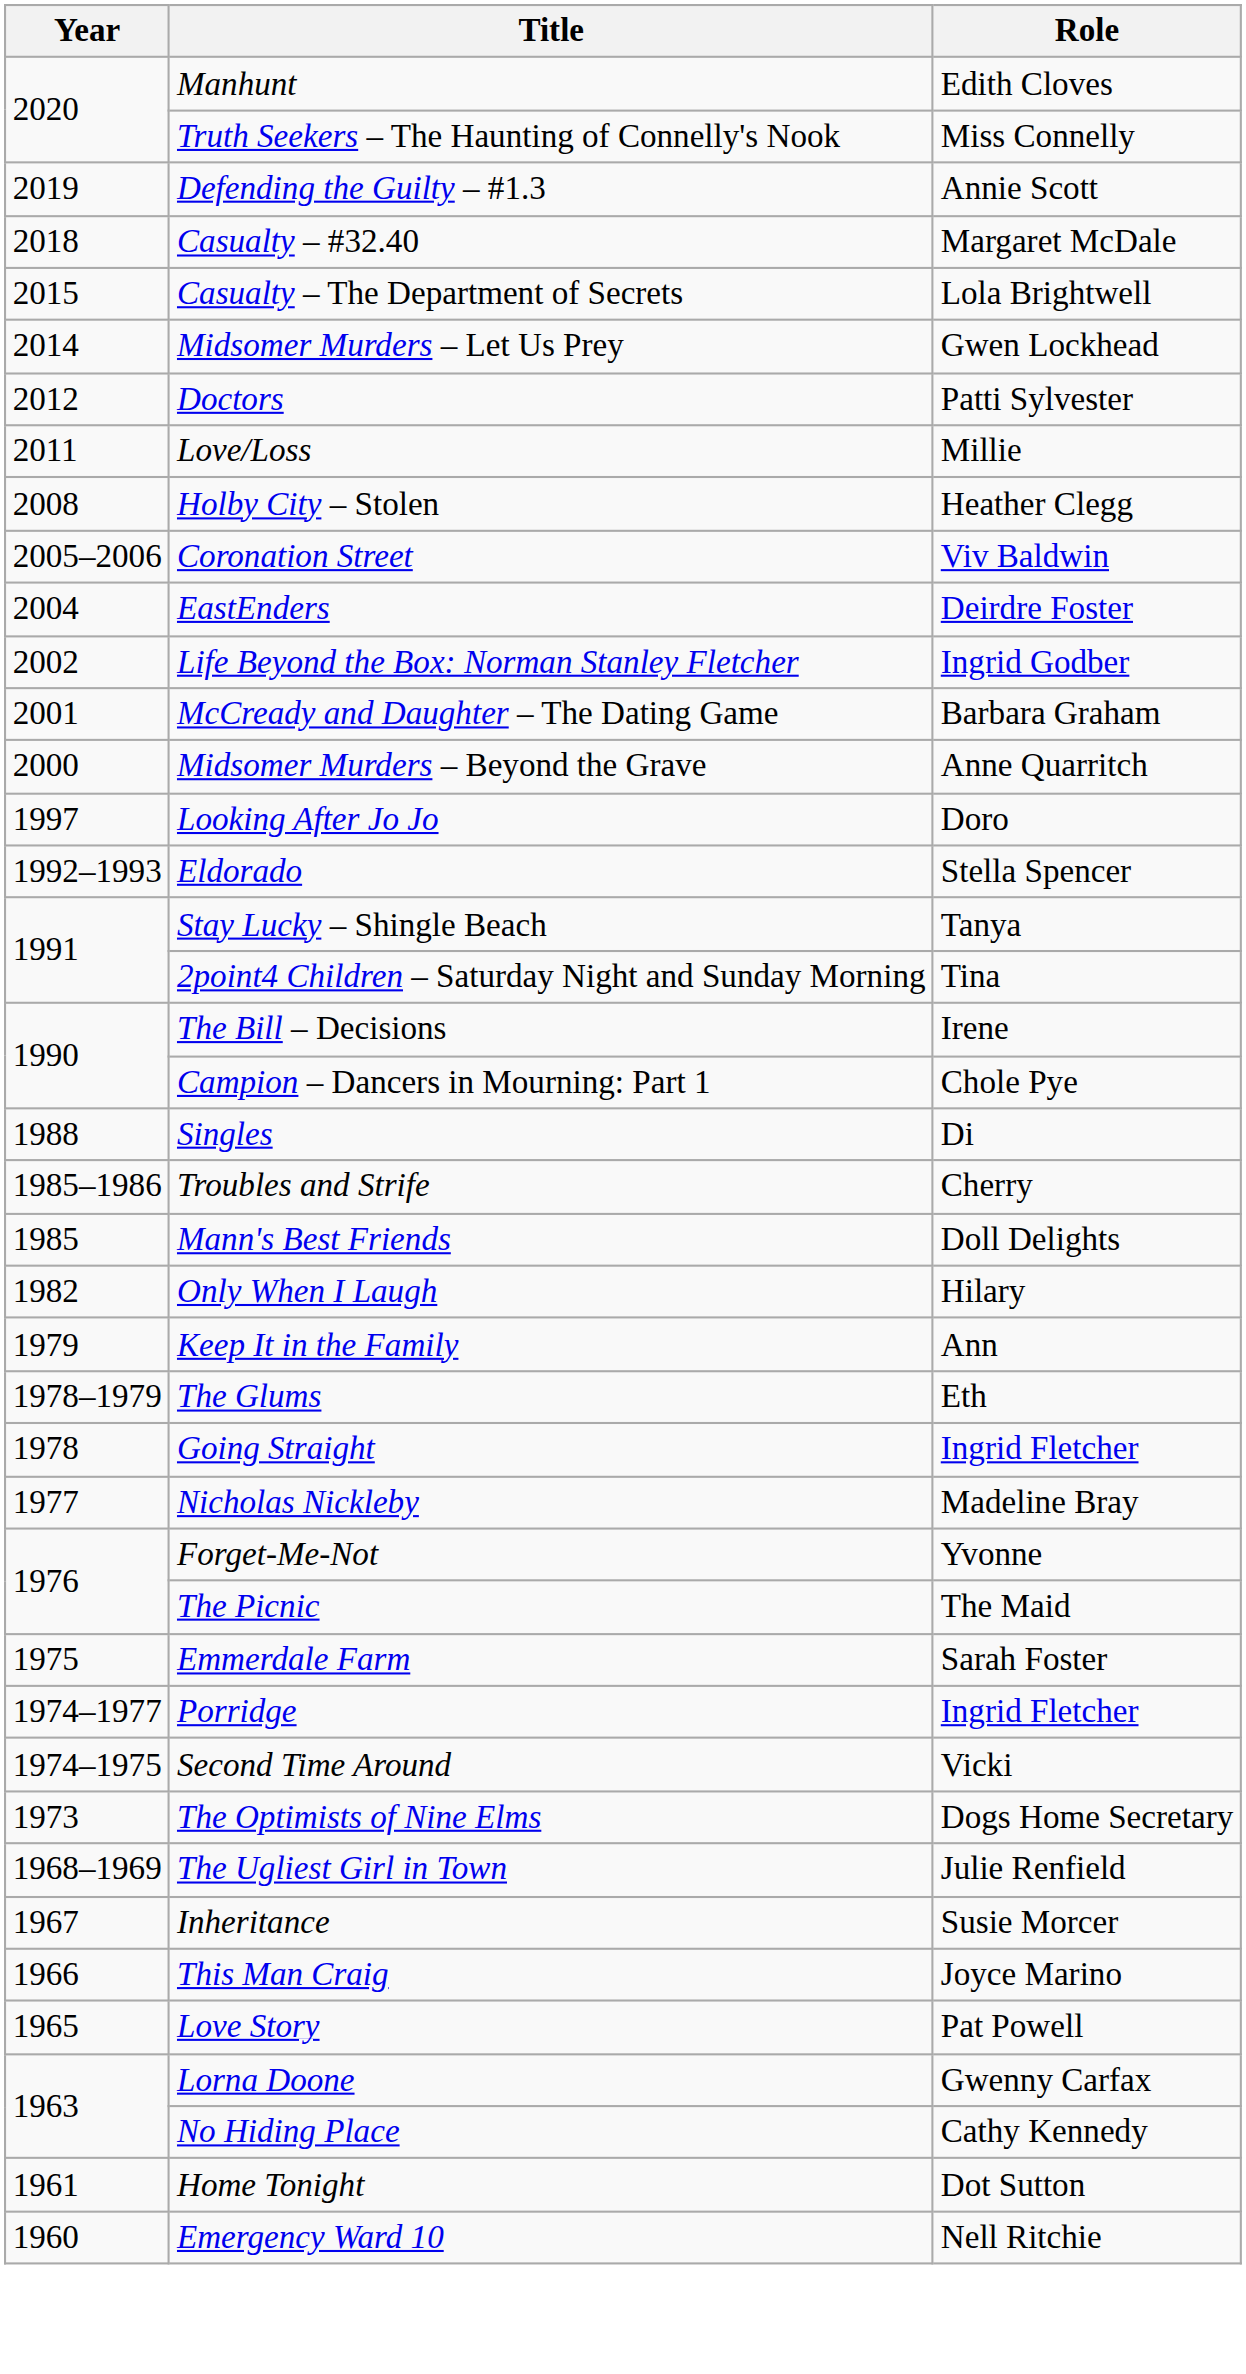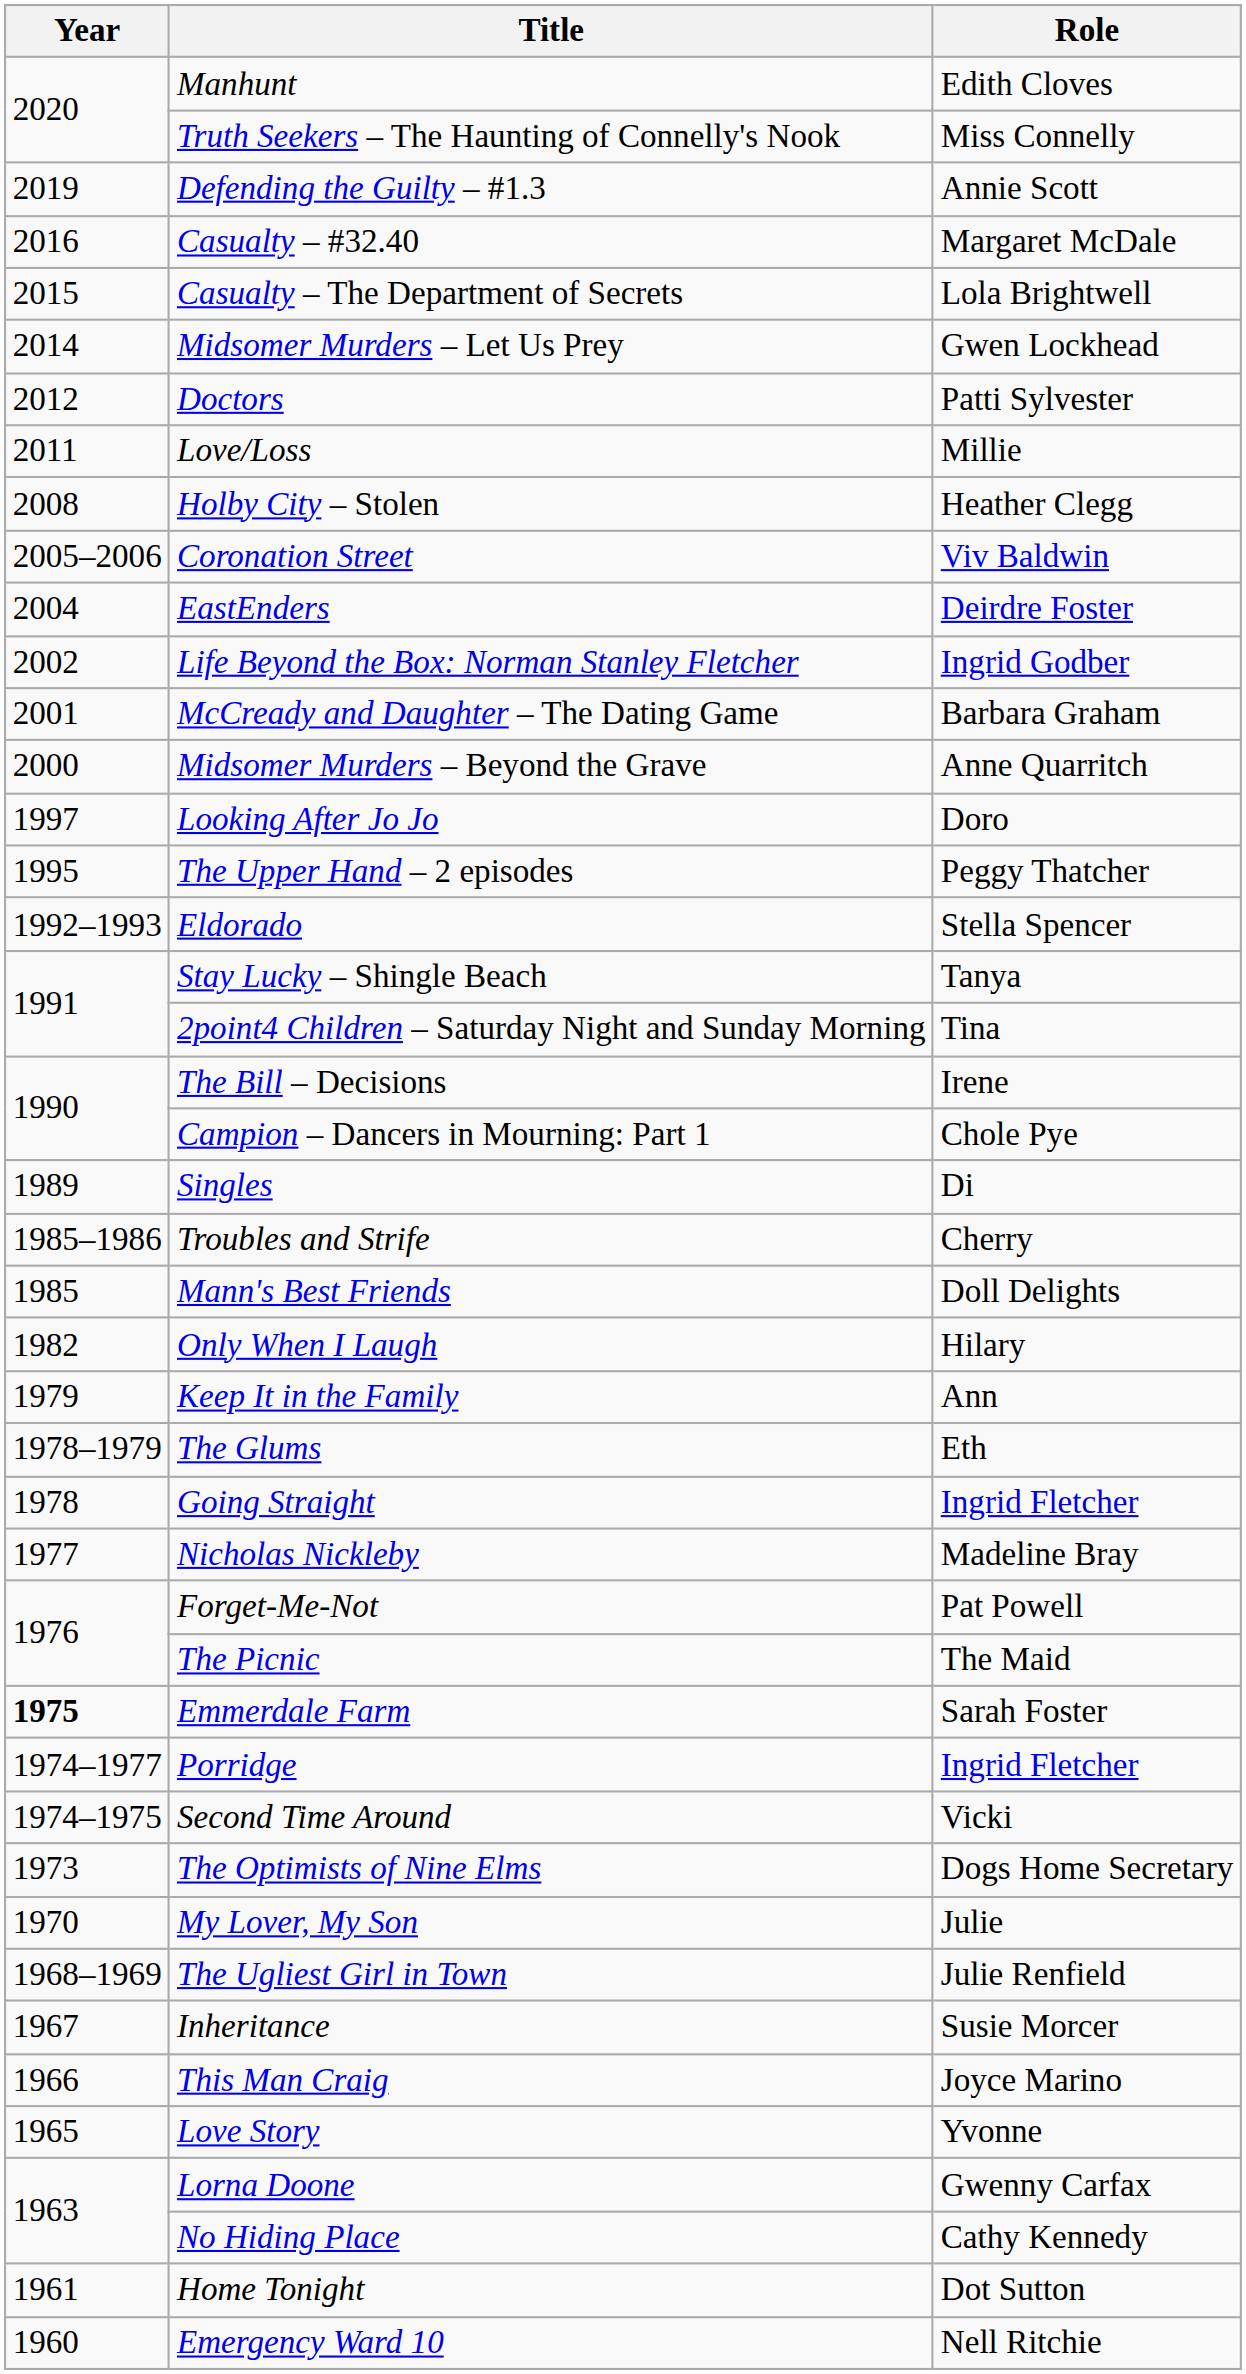(46, 240) 2018 -> (46, 240) 2016
+ row: (375, 871)
(46, 1133) 1988 -> (46, 1186) 1989
(992, 1554) Yvonne -> (1012, 1606) Pat Powell
(46, 1659) normal -> (46, 1711) bold
+ row: (297, 1921)
(1012, 2026) Pat Powell -> (992, 2131) Yvonne
